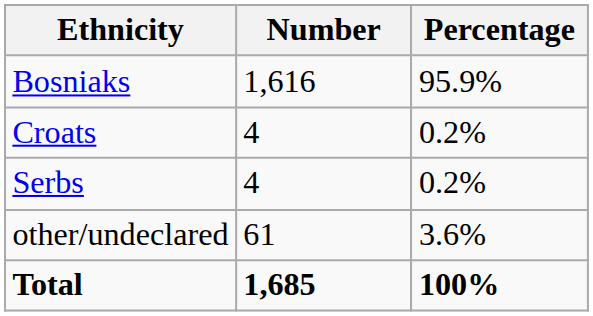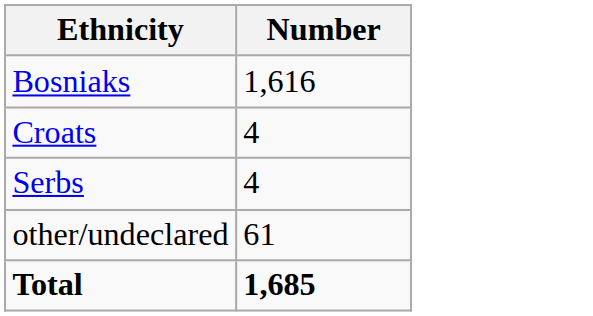- column: (499, 30)
